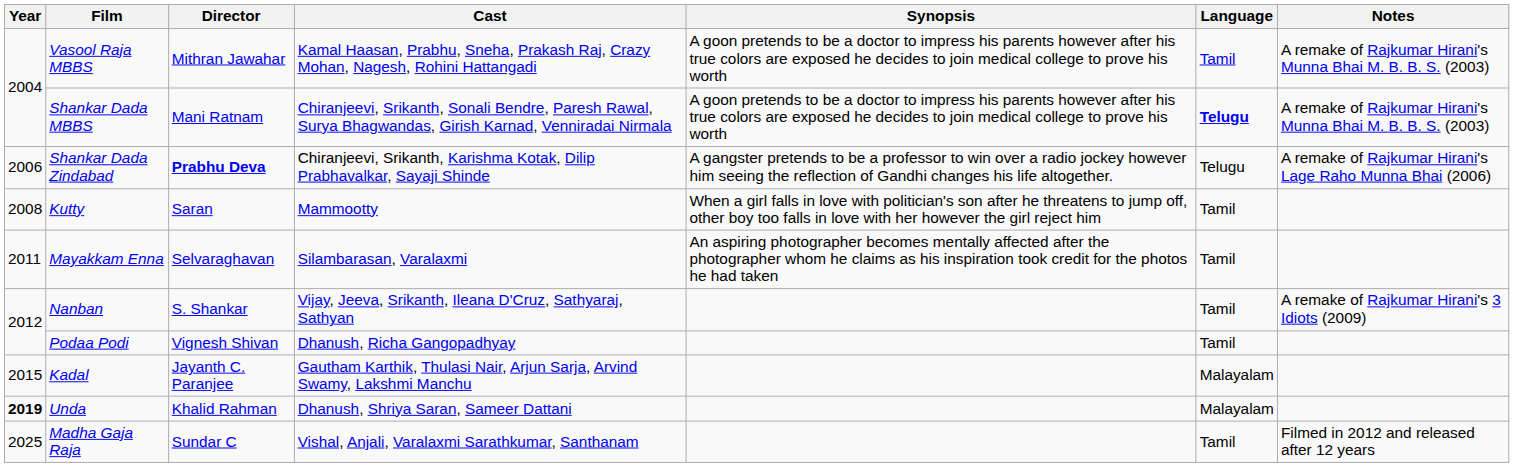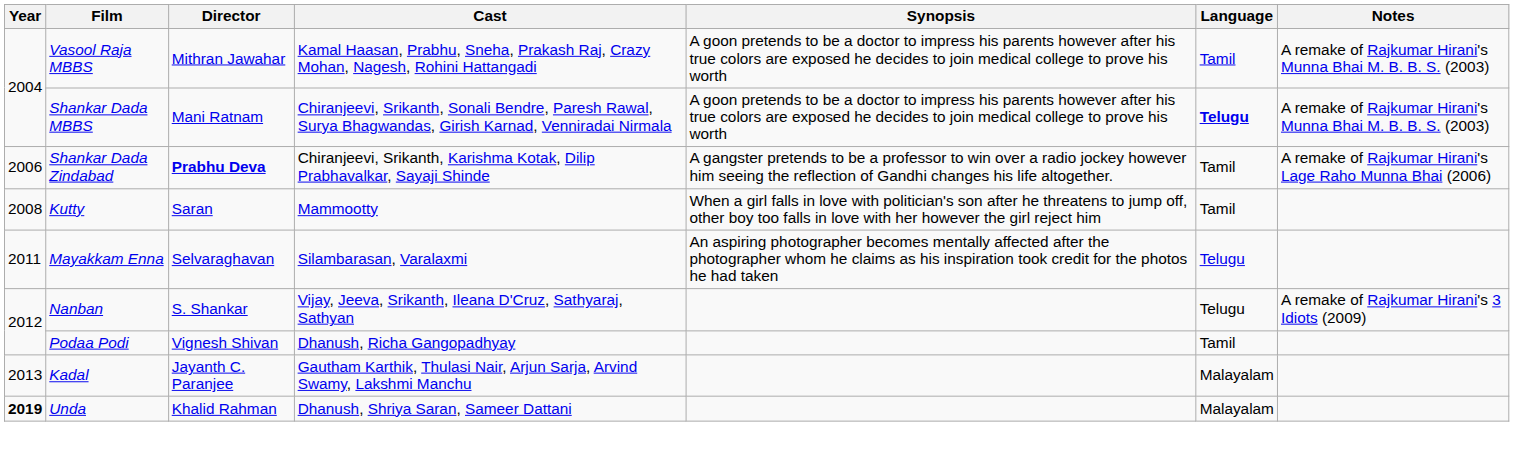(1222, 167) Telugu -> (1218, 167) Tamil
(1218, 259) Tamil -> (1222, 259) Telugu
(1218, 309) Tamil -> (1222, 309) Telugu
(25, 375) 2015 -> (25, 375) 2013
- row: (91, 441)
